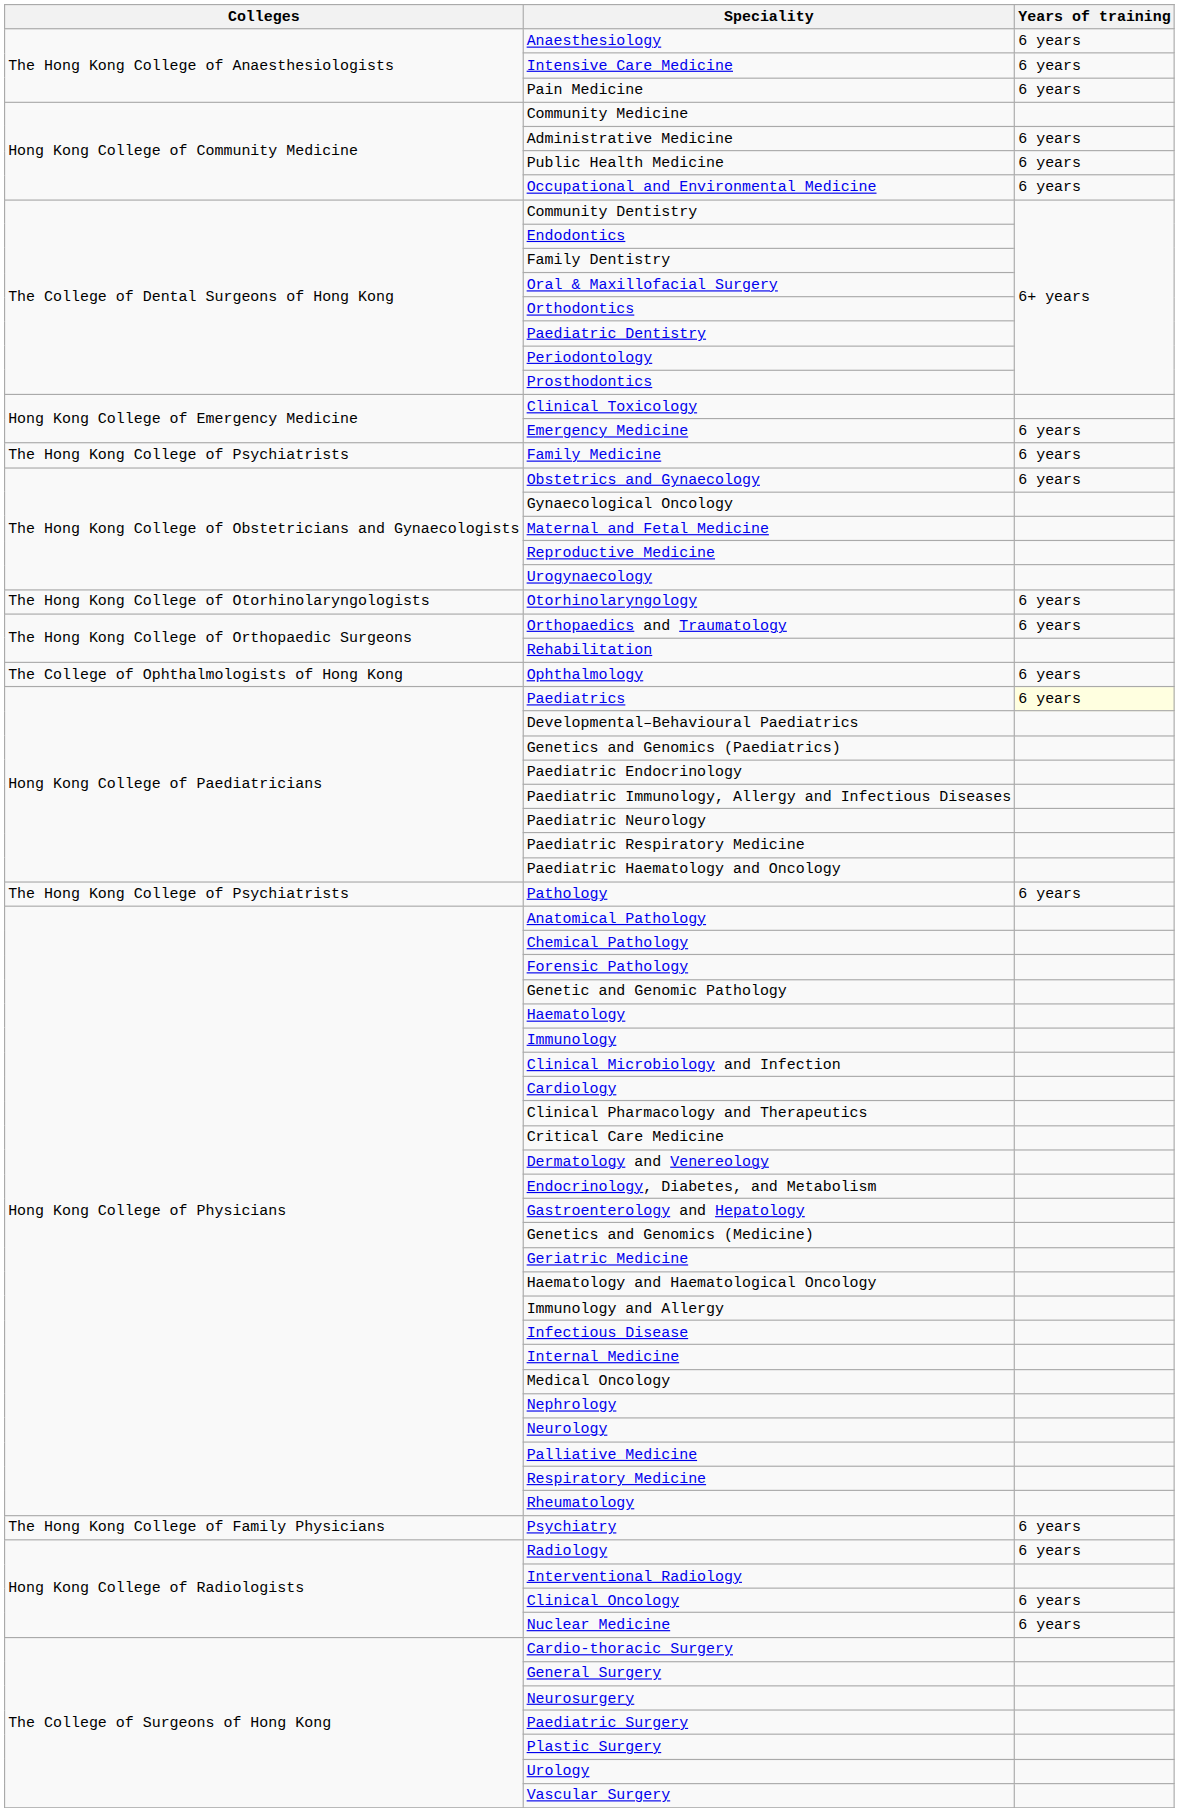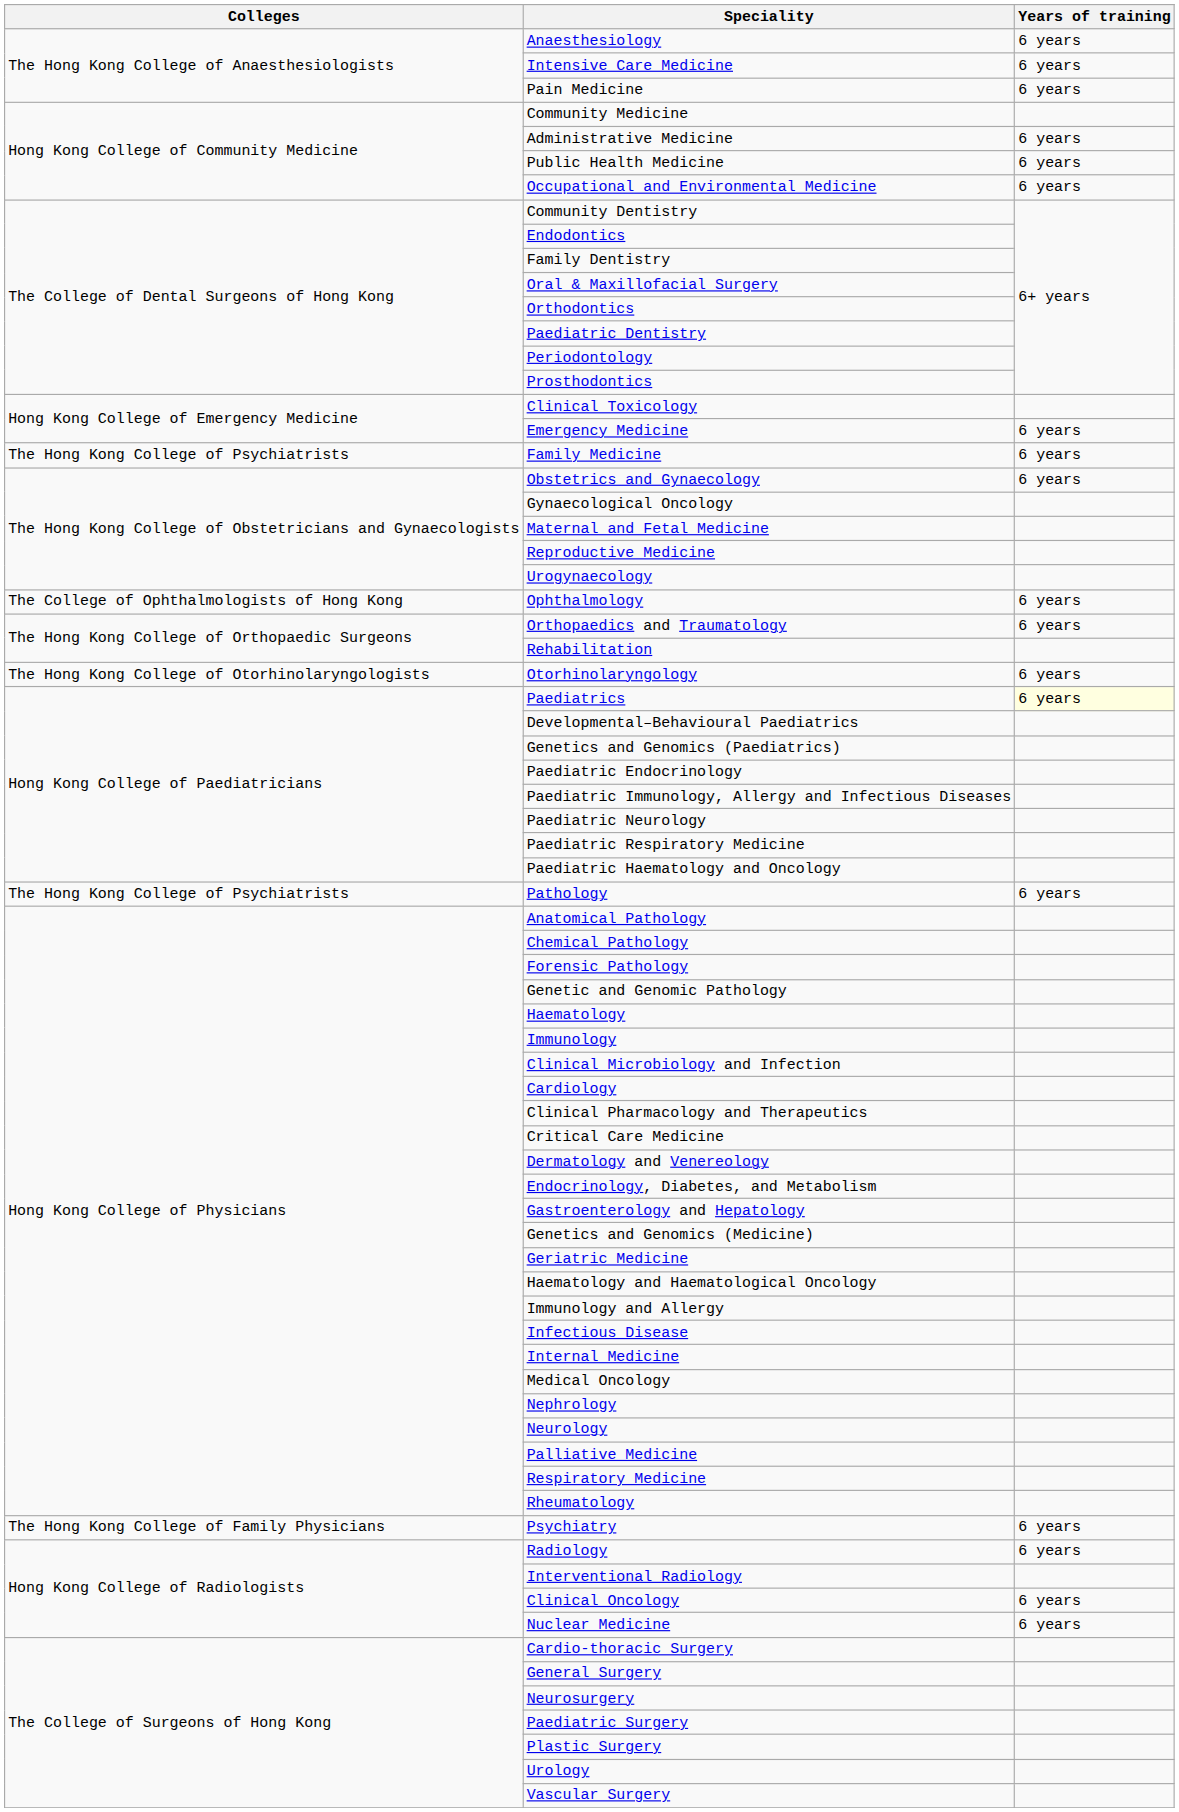rows swapped: (585, 675) <-> (612, 602)
